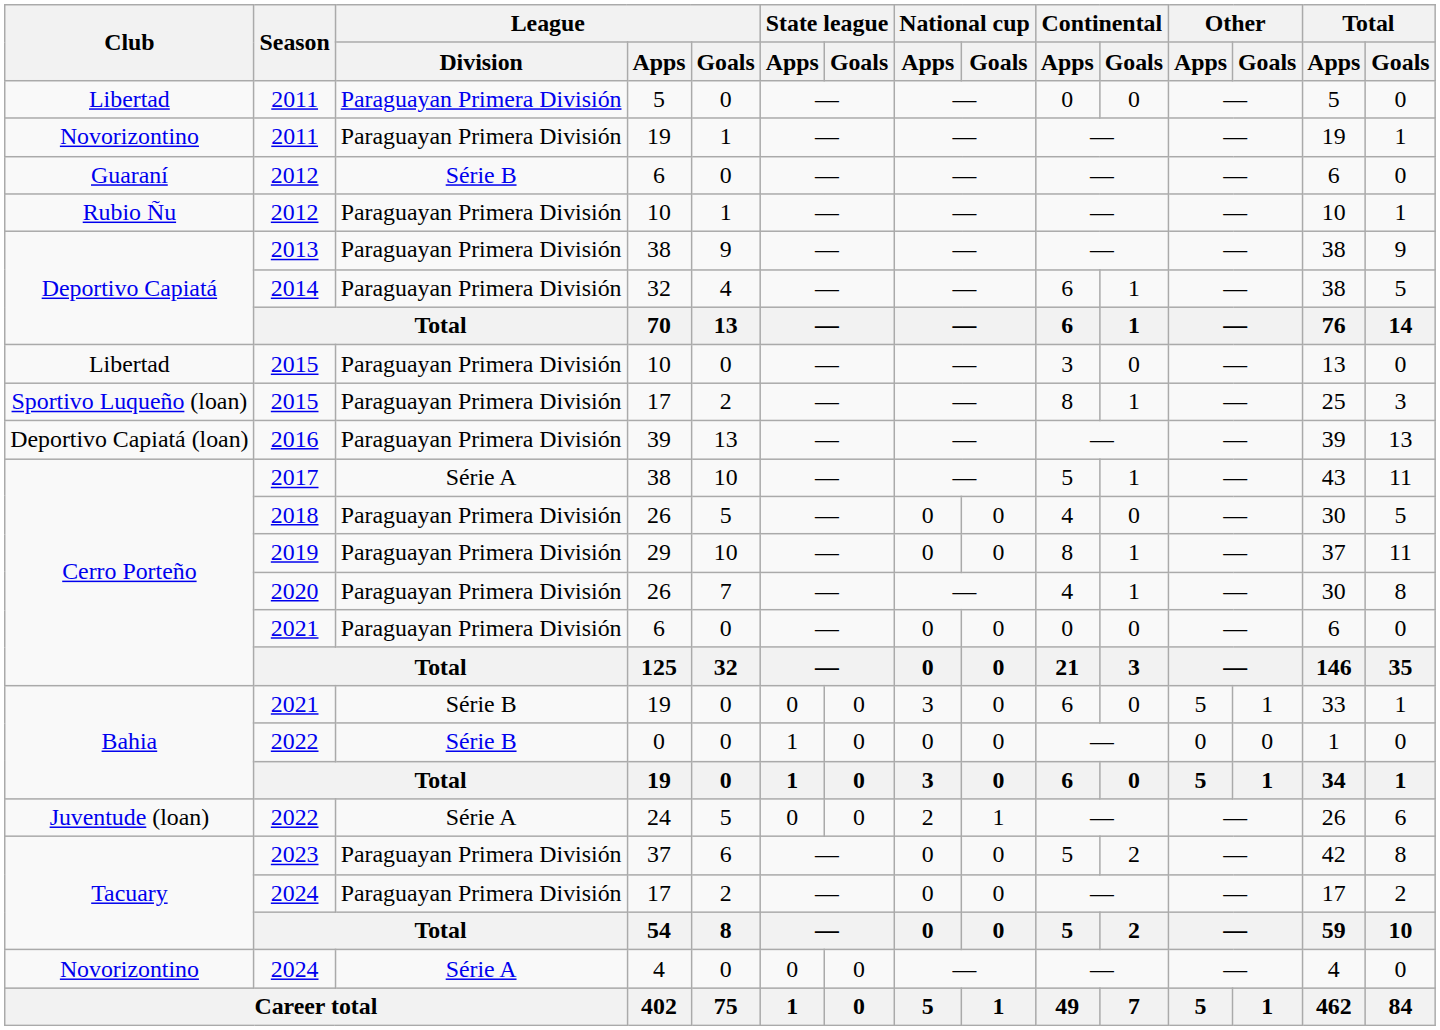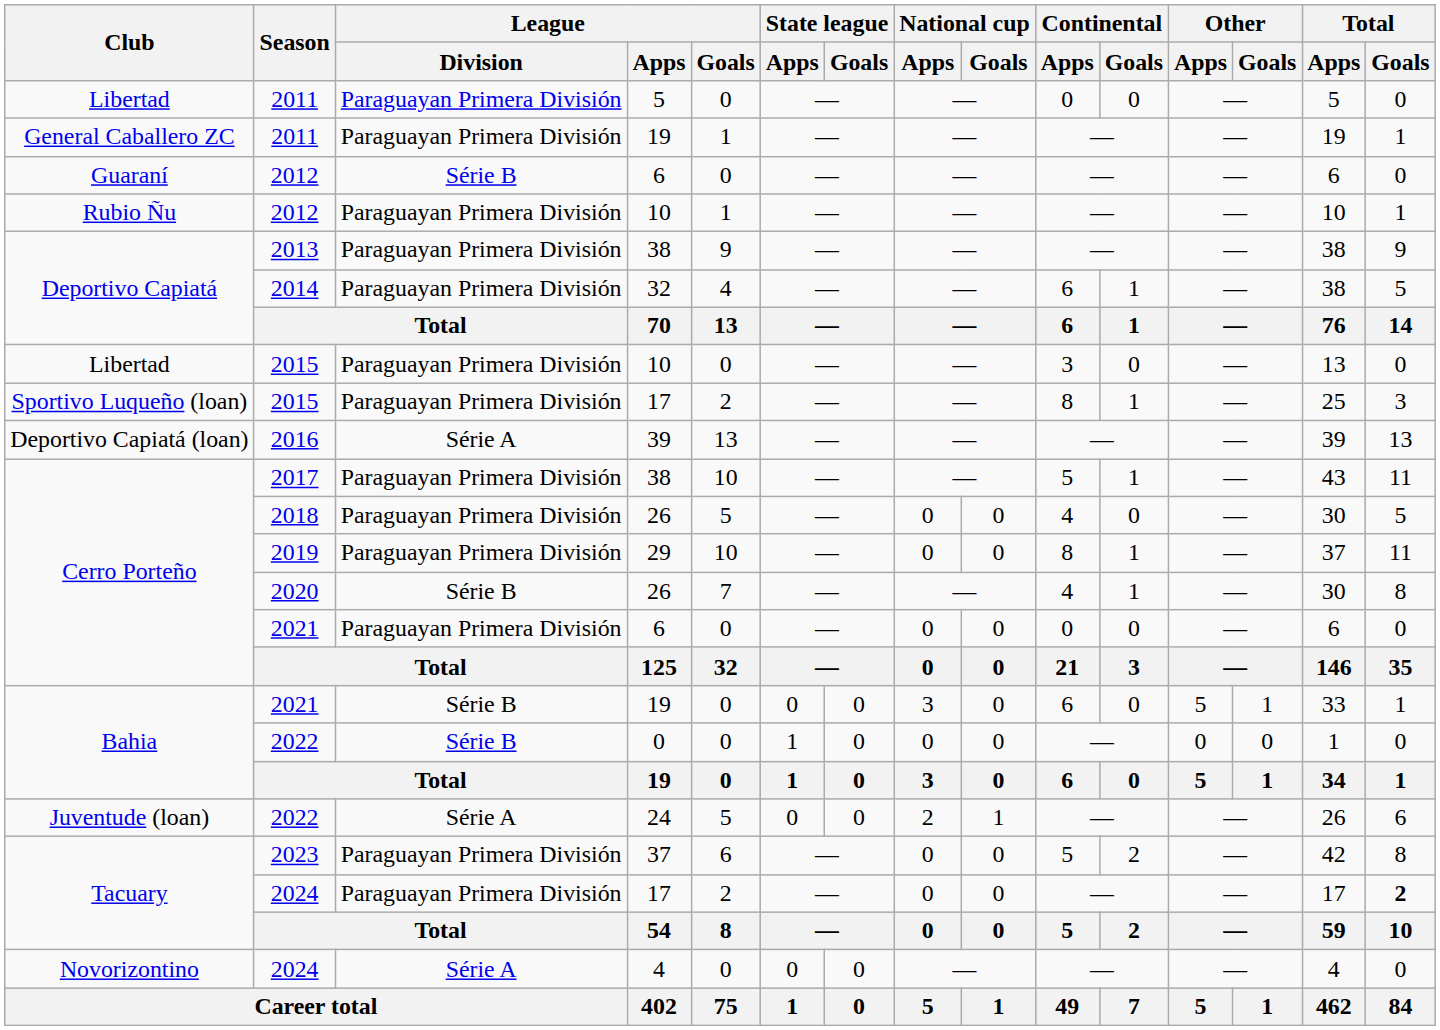(129, 136) Novorizontino -> (129, 136) General Caballero ZC
(481, 439) Paraguayan Primera División -> (481, 439) Série A
(481, 477) Série A -> (481, 477) Paraguayan Primera División
(481, 590) Paraguayan Primera División -> (481, 590) Série B
(1400, 893) normal -> (1400, 893) bold
